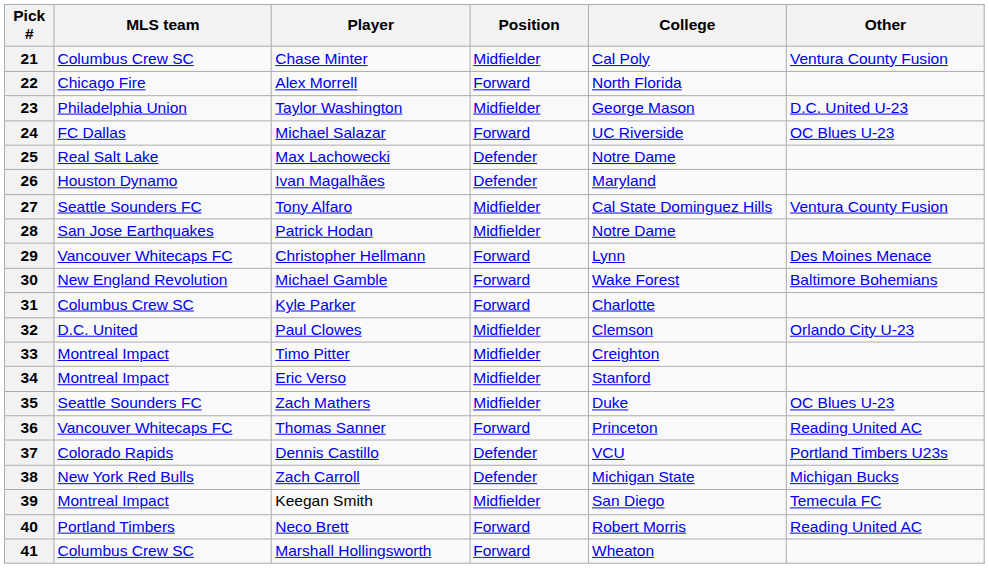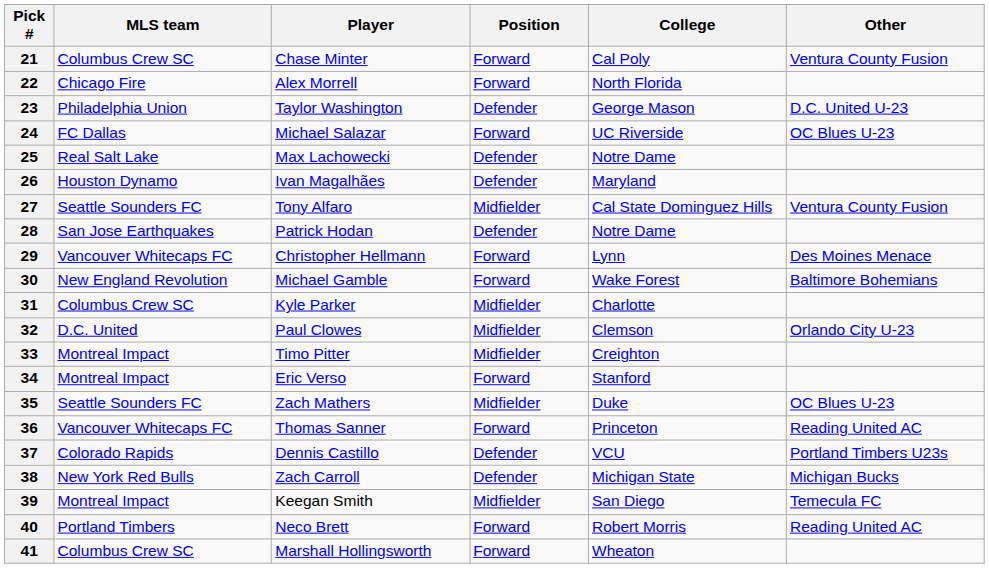(507, 58) Midfielder -> (502, 58) Forward
(507, 108) Midfielder -> (505, 108) Defender
(507, 231) Midfielder -> (505, 231) Defender
(502, 305) Forward -> (507, 305) Midfielder
(507, 378) Midfielder -> (502, 378) Forward
